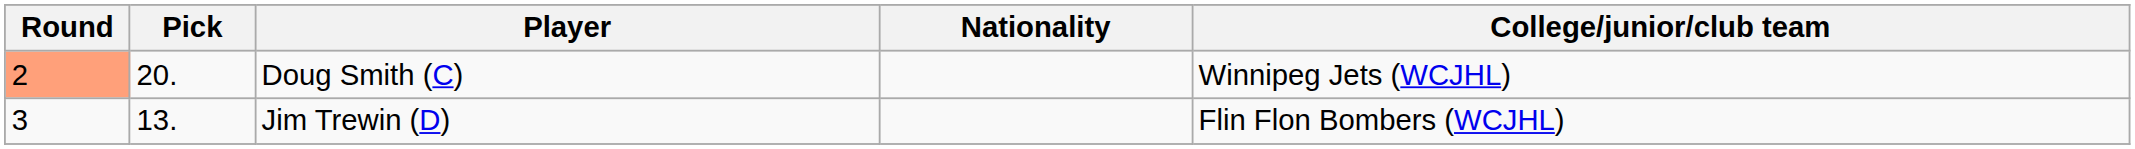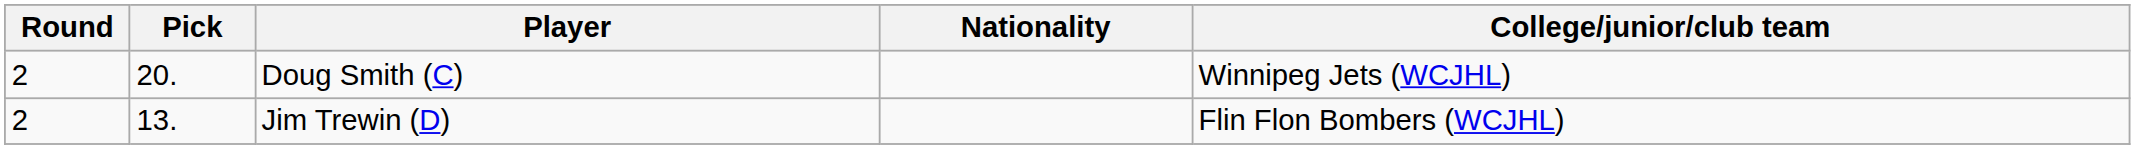(20, 74) lightsalmon background -> (20, 74) no background
(20, 120) 3 -> (20, 120) 2
